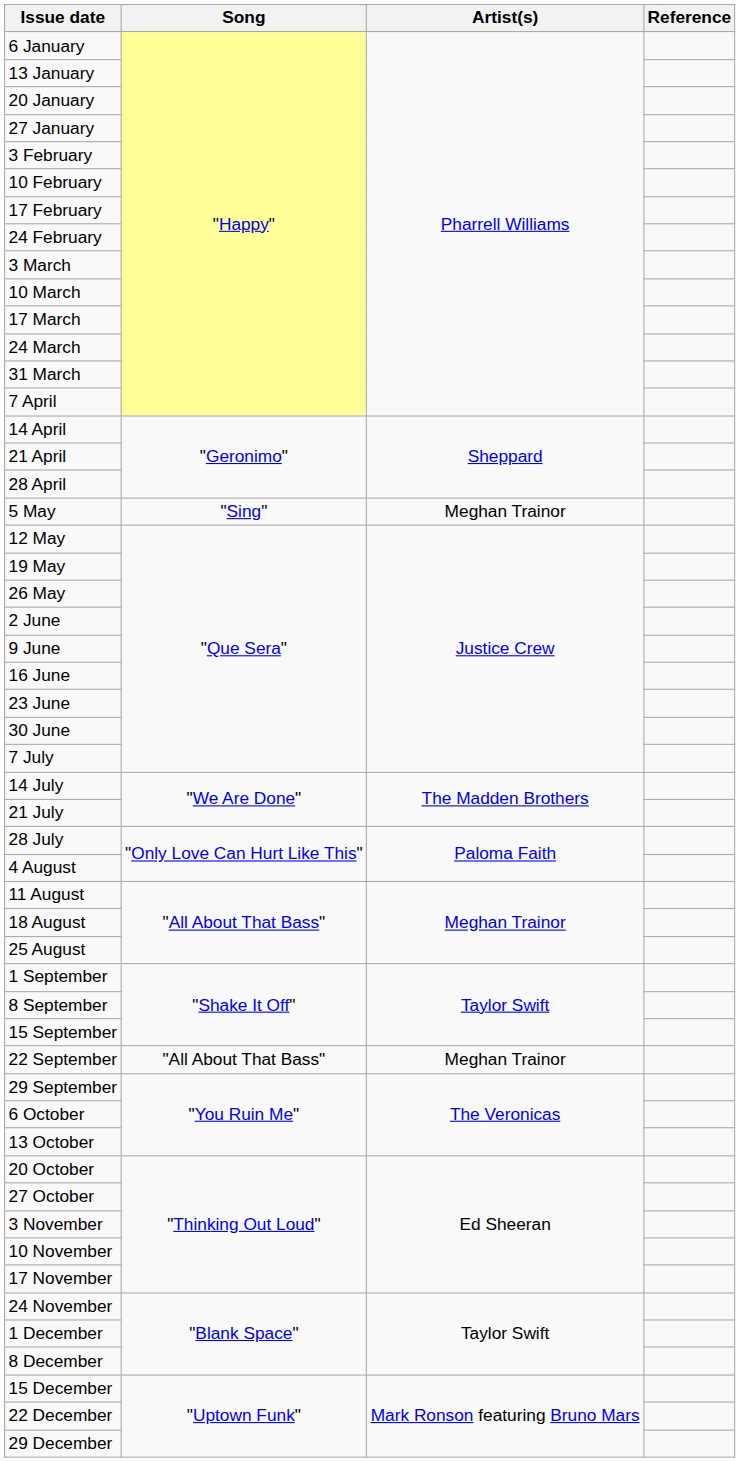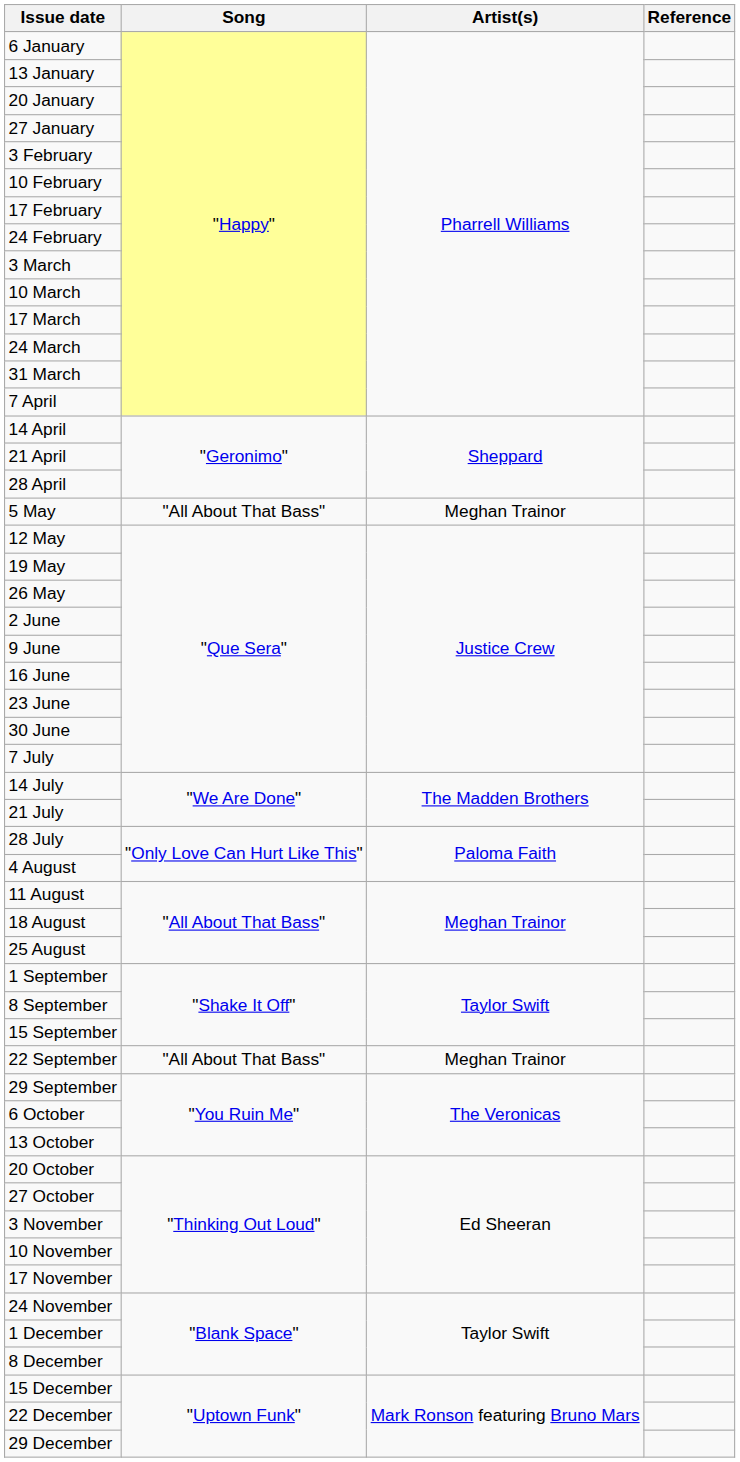(244, 511) "Sing" -> (244, 511) "All About That Bass"
